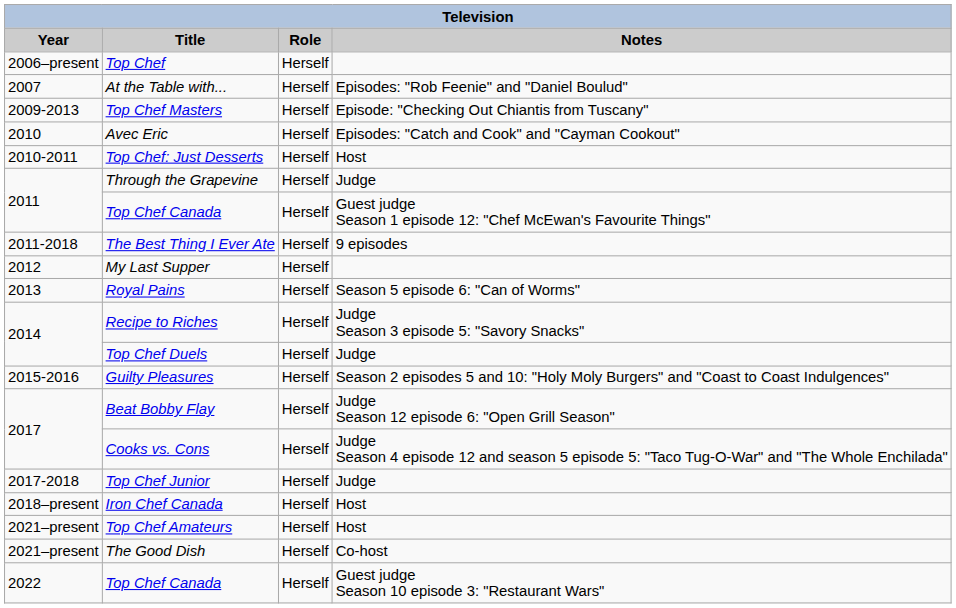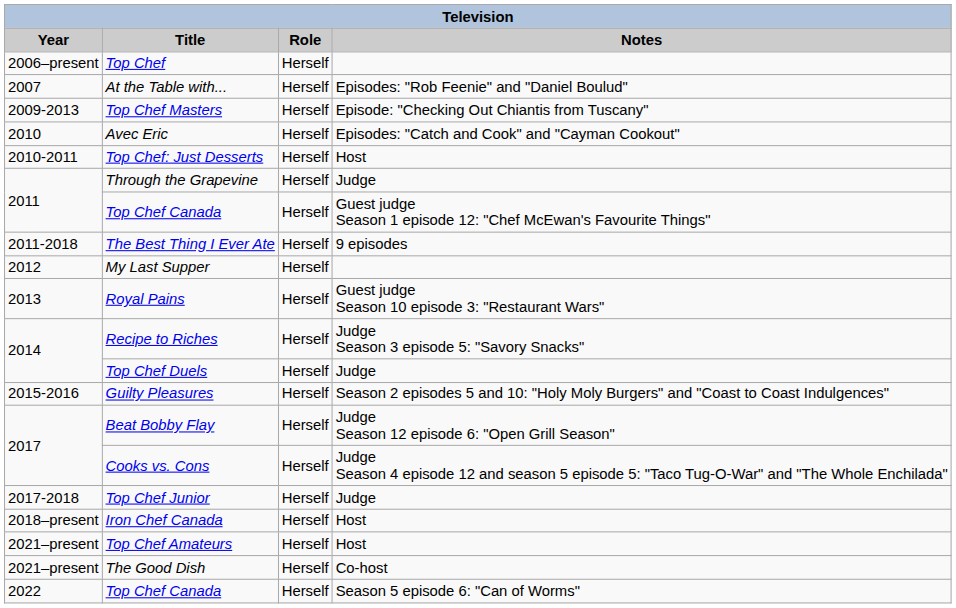(458, 291) Season 5 episode 6: "Can of Worms" -> (470, 299) Guest judge Season 10 episode 3: "Restaurant Wars"
(470, 583) Guest judge Season 10 episode 3: "Restaurant Wars" -> (458, 591) Season 5 episode 6: "Can of Worms"
